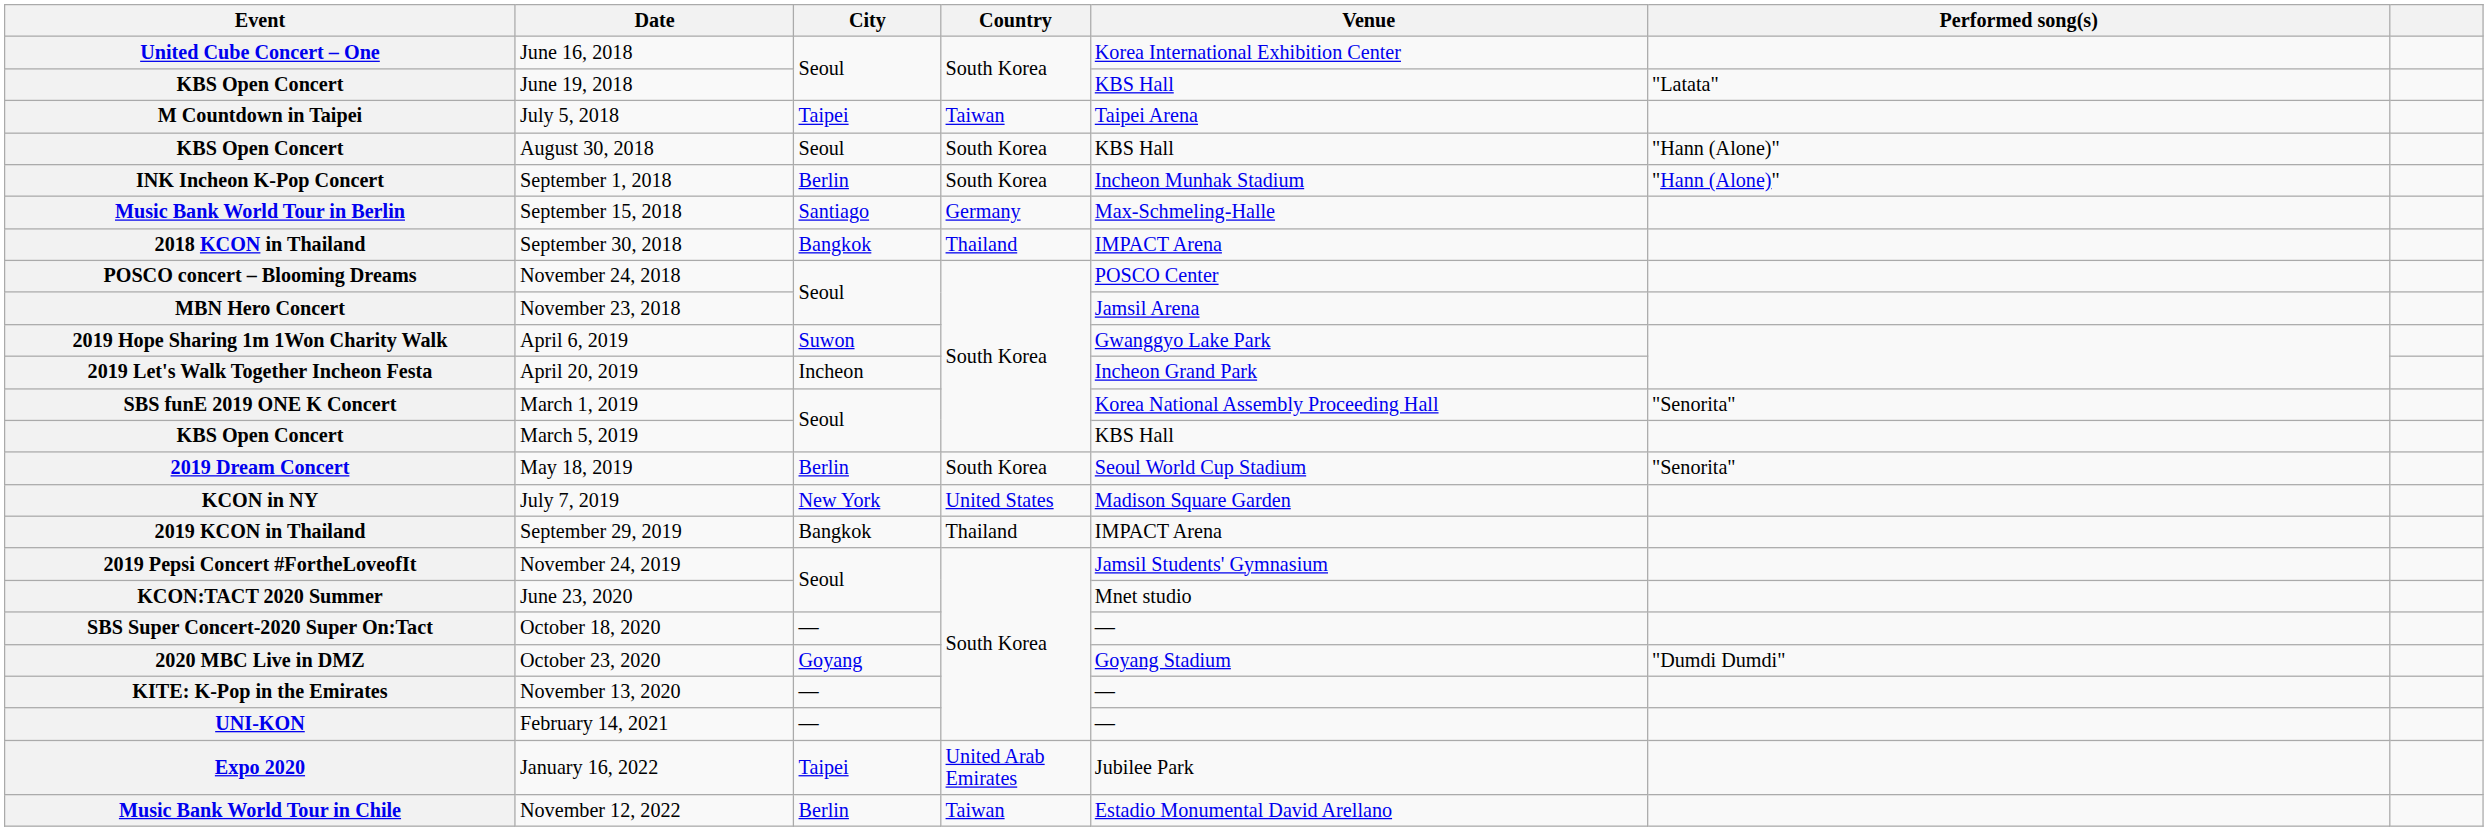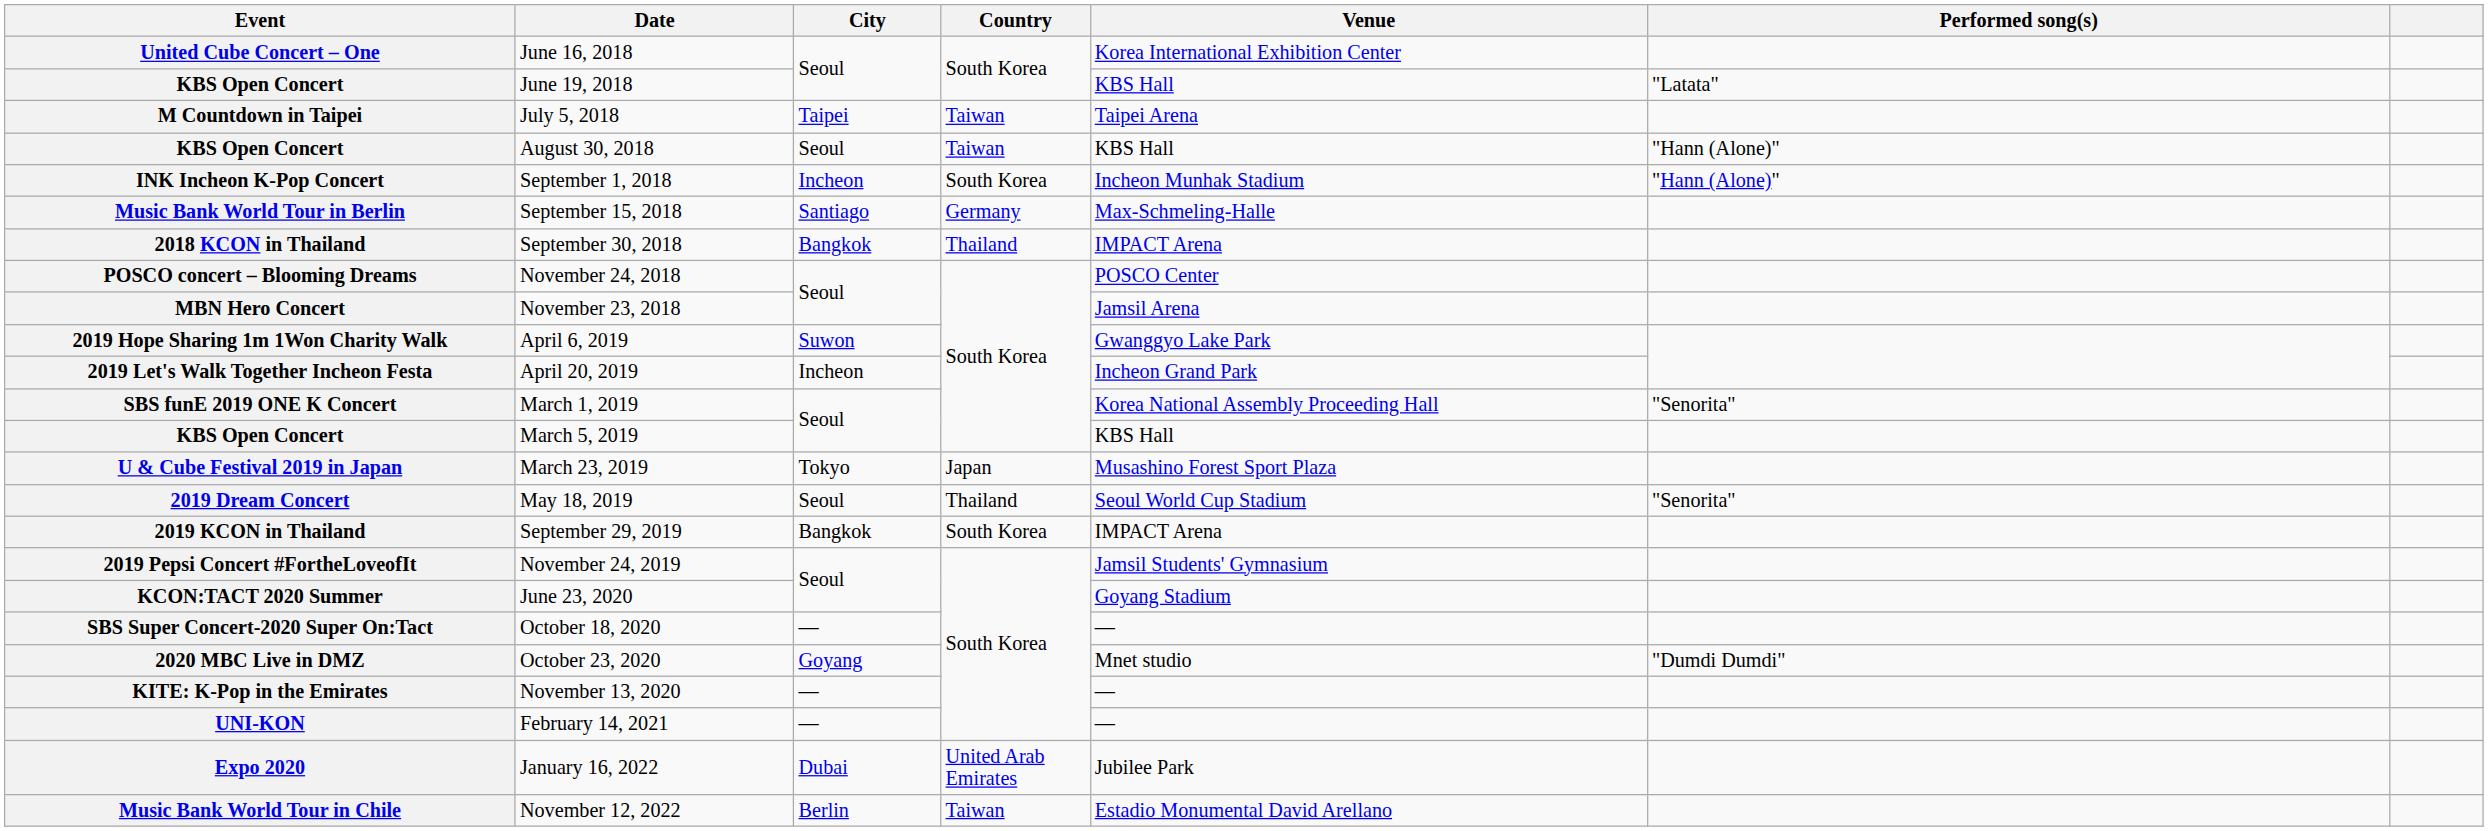(996, 148) South Korea -> (975, 148) Taiwan
(824, 180) Berlin -> (831, 180) Incheon
+ row: (260, 468)
(824, 468) Berlin -> (821, 500) Seoul
(996, 468) South Korea -> (981, 500) Thailand
- row: (260, 500)
(981, 532) Thailand -> (996, 532) South Korea
(1143, 595) Mnet studio -> (1163, 595) Goyang Stadium
(1163, 659) Goyang Stadium -> (1143, 659) Mnet studio
(824, 767) Taipei -> (823, 767) Dubai
